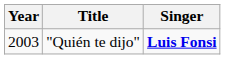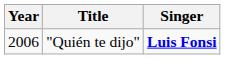(24, 41) 2003 -> (24, 41) 2006
